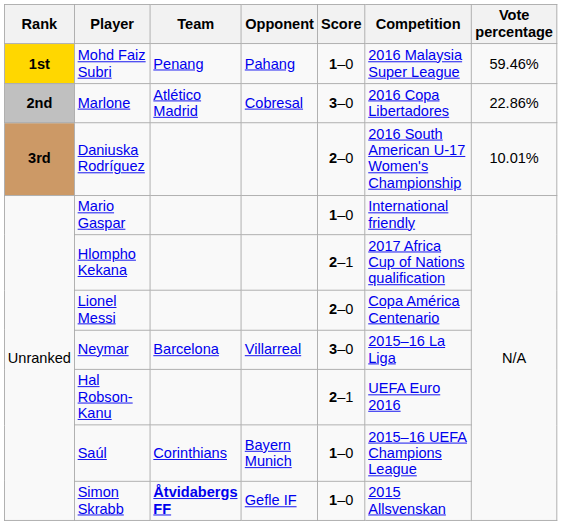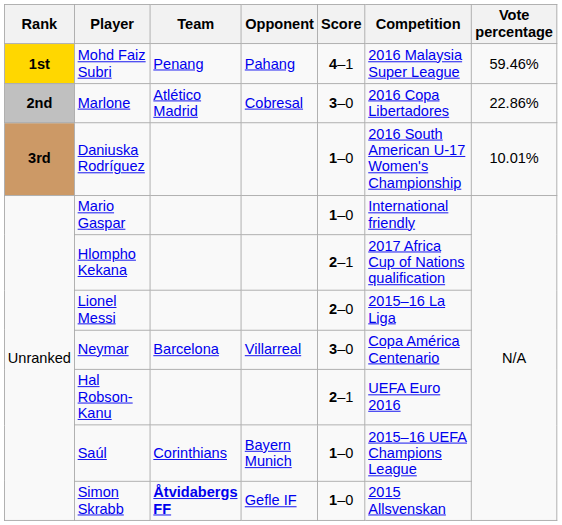(341, 63) 1–0 -> (341, 63) 4–1
(341, 159) 2–0 -> (341, 159) 1–0
(414, 310) Copa América Centenario -> (407, 310) 2015–16 La Liga
(407, 349) 2015–16 La Liga -> (414, 349) Copa América Centenario
